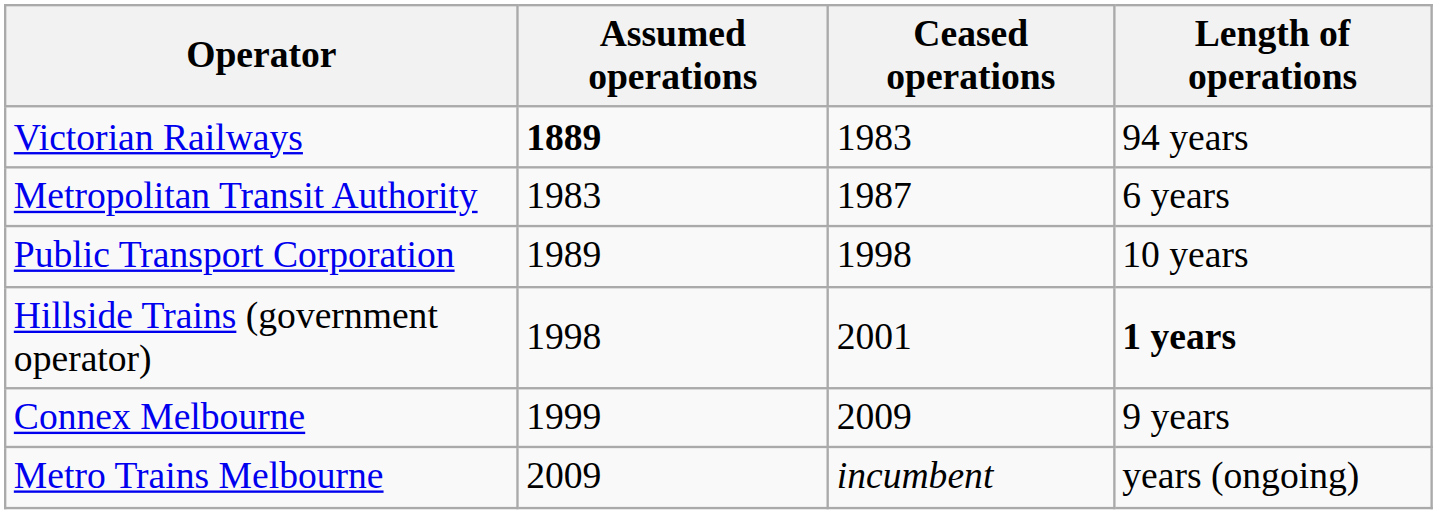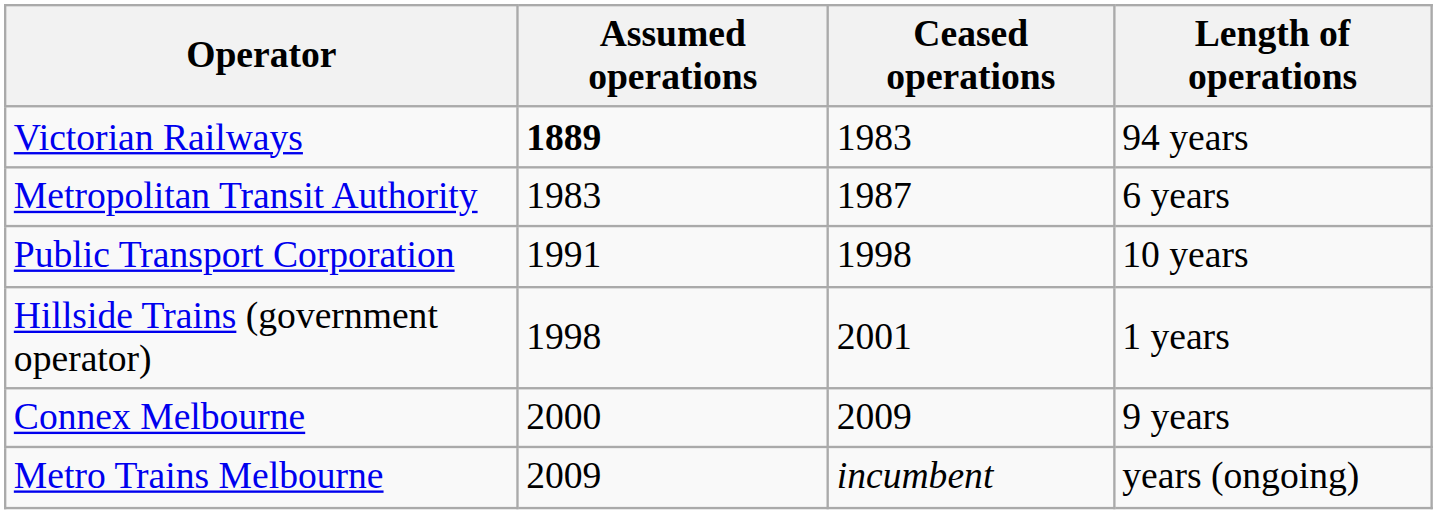(564, 255) 1989 -> (564, 255) 1991
(1179, 336) bold -> (1176, 336) normal
(564, 417) 1999 -> (564, 417) 2000
